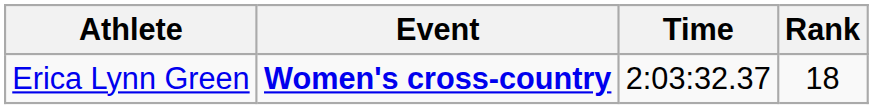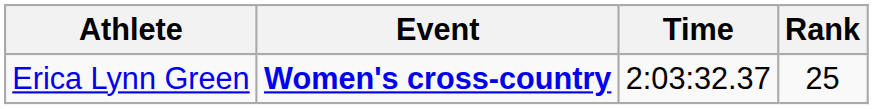(823, 78) 18 -> (823, 78) 25
